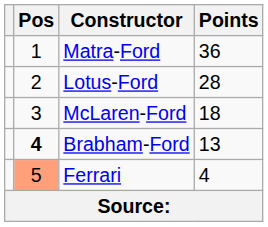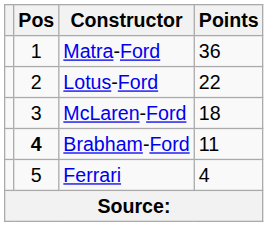(210, 82) 28 -> (210, 82) 22
(210, 145) 13 -> (209, 145) 11
(36, 176) lightsalmon background -> (36, 176) no background
